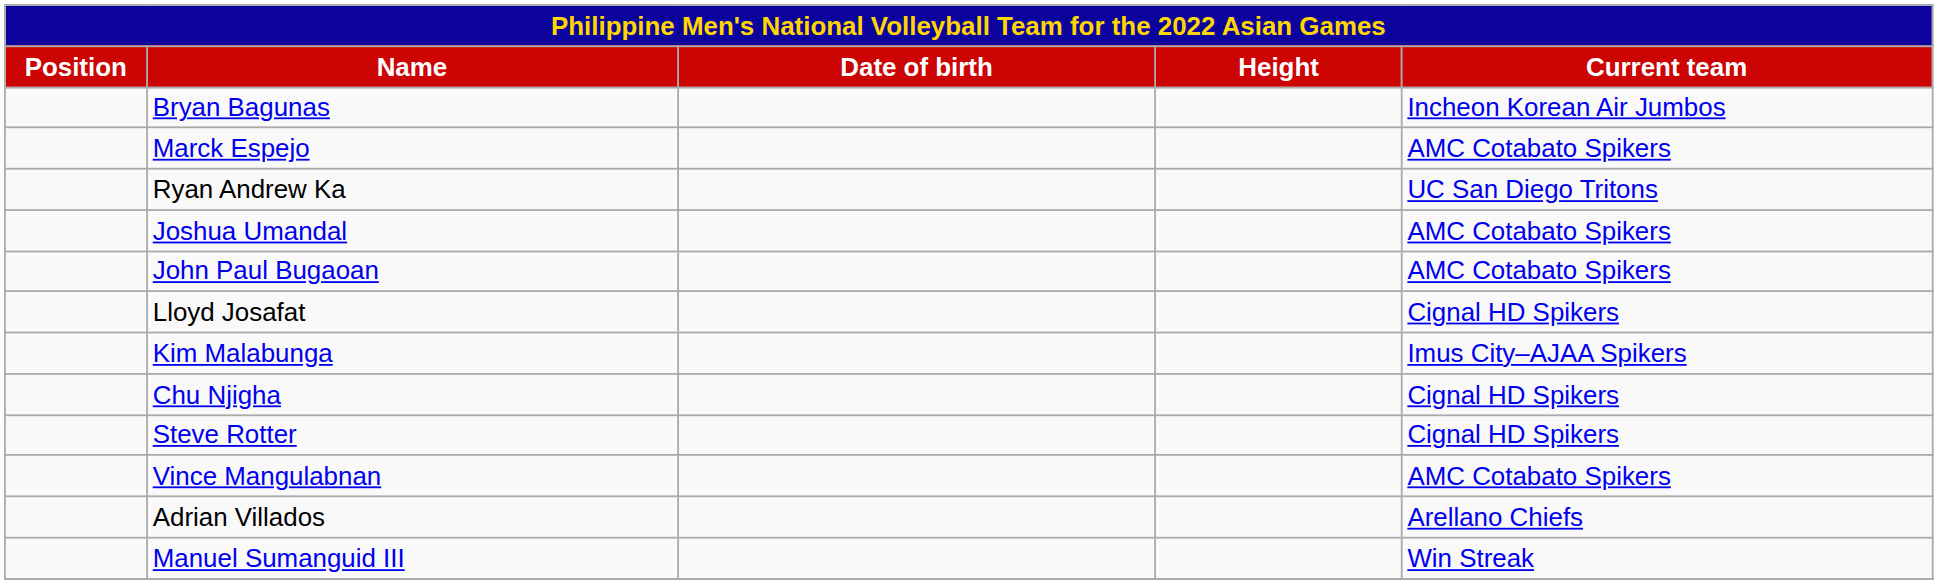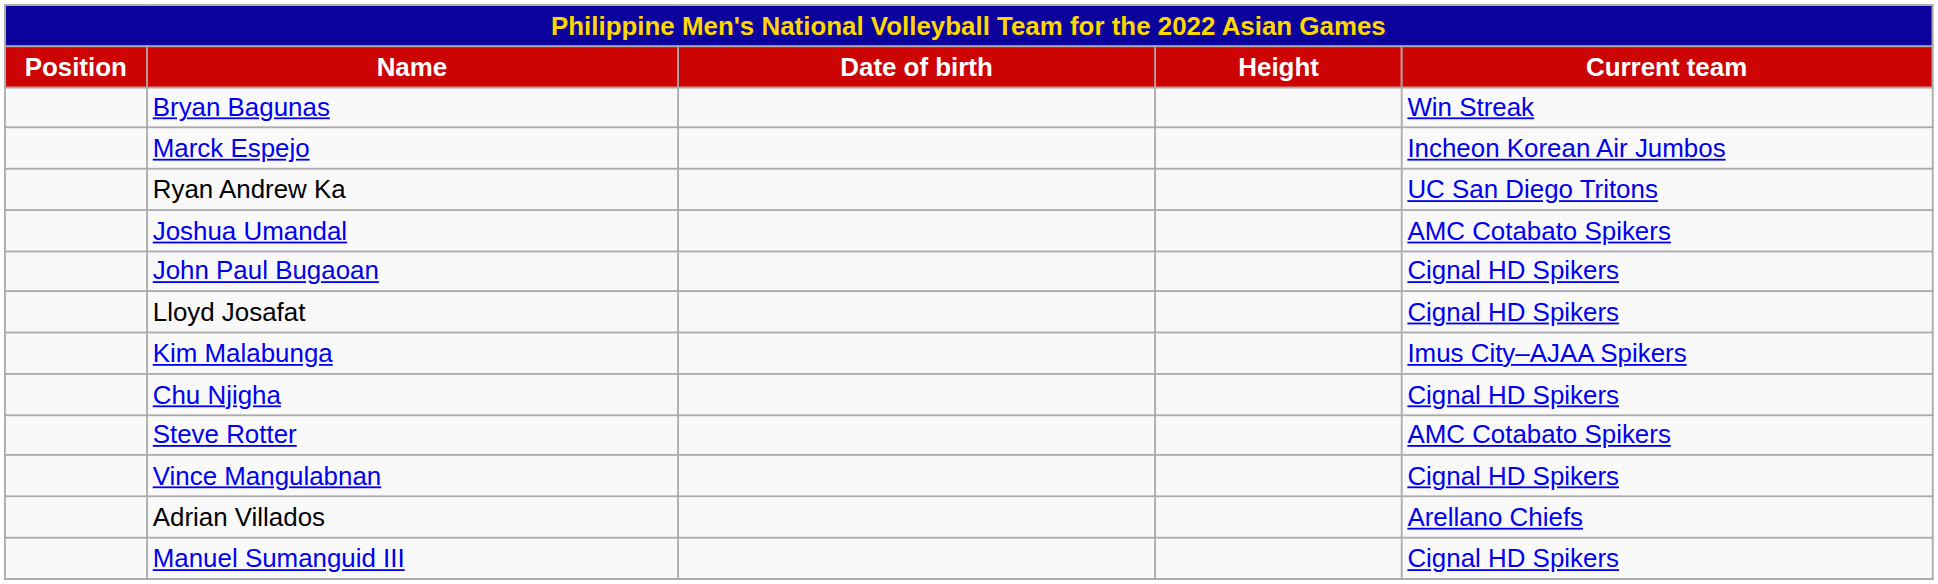(1566, 108) Incheon Korean Air Jumbos -> (1471, 108) Win Streak
(1539, 149) AMC Cotabato Spikers -> (1566, 149) Incheon Korean Air Jumbos
(1539, 271) AMC Cotabato Spikers -> (1513, 271) Cignal HD Spikers
(1513, 435) Cignal HD Spikers -> (1539, 435) AMC Cotabato Spikers
(1539, 476) AMC Cotabato Spikers -> (1513, 476) Cignal HD Spikers
(1471, 558) Win Streak -> (1513, 558) Cignal HD Spikers
